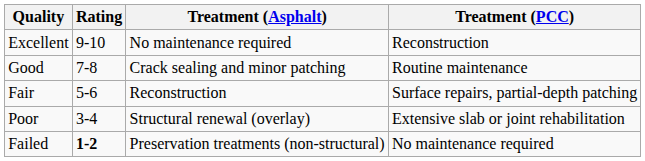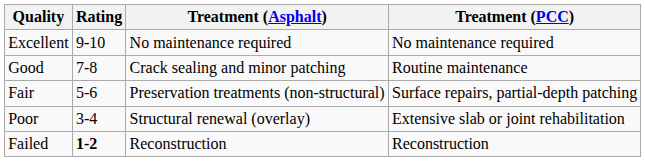(440, 42) Reconstruction -> (473, 42) No maintenance required
(178, 93) Reconstruction -> (257, 93) Preservation treatments (non-structural)
(257, 144) Preservation treatments (non-structural) -> (178, 144) Reconstruction
(473, 144) No maintenance required -> (440, 144) Reconstruction
